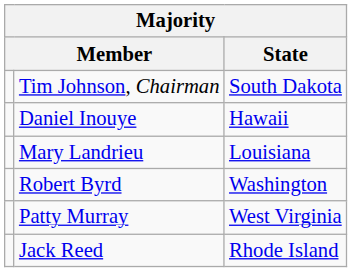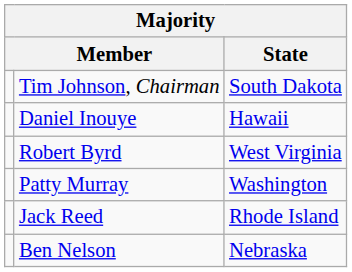- row: (81, 151)
(278, 184) Washington -> (285, 151) West Virginia
(285, 217) West Virginia -> (278, 184) Washington
+ row: (67, 250)
